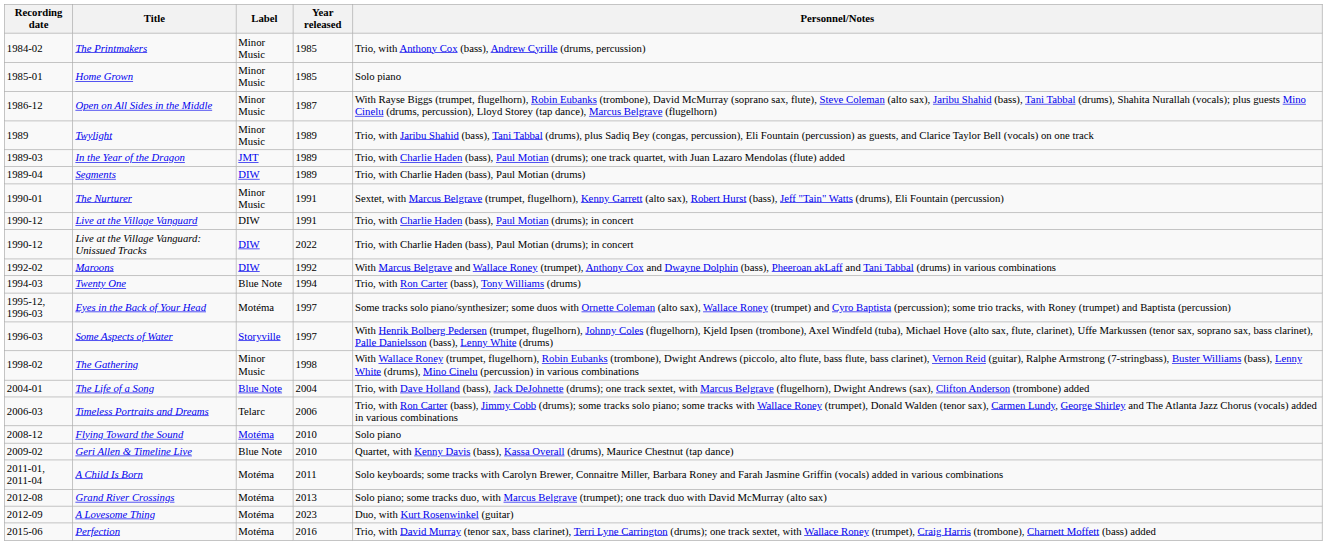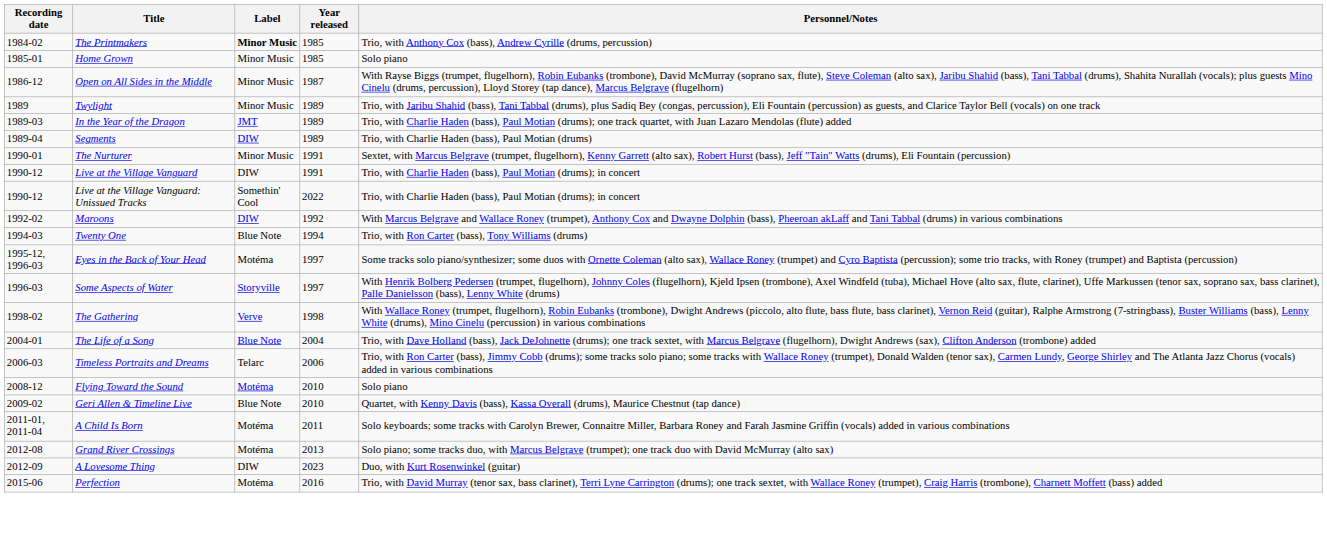(252, 48) normal -> (267, 42) bold
(249, 244) DIW -> (259, 196) Somethin' Cool
(252, 365) Minor Music -> (250, 317) Verve
(256, 514) Motéma -> (248, 466) DIW
